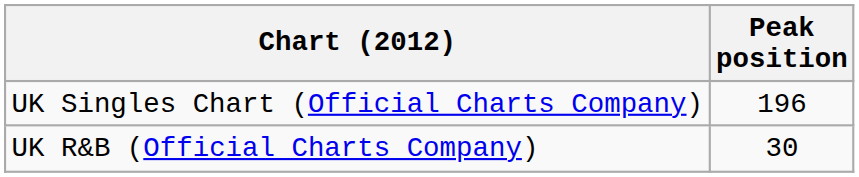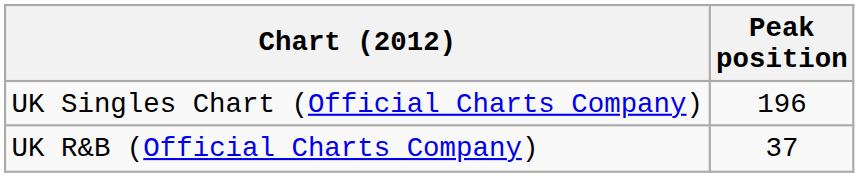(782, 148) 30 -> (782, 148) 37
